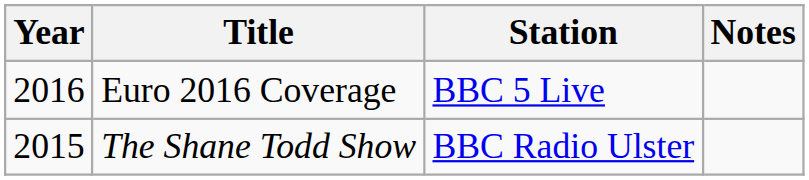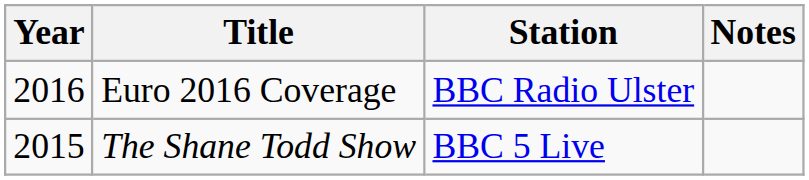(519, 89) BBC 5 Live -> (563, 89) BBC Radio Ulster
(563, 145) BBC Radio Ulster -> (519, 145) BBC 5 Live
